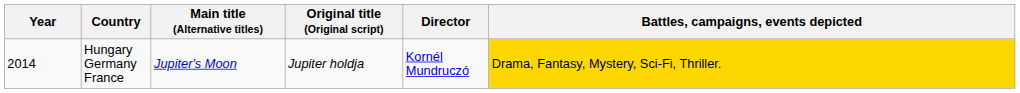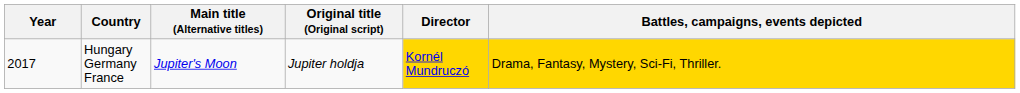(22, 63) 2014 -> (22, 63) 2017
(437, 63) no background -> (437, 63) gold background
